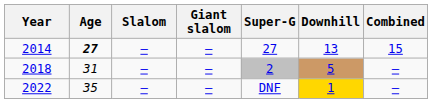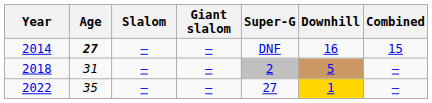(270, 48) 27 -> (270, 48) DNF
(331, 48) 13 -> (331, 48) 16
(270, 88) DNF -> (270, 88) 27
